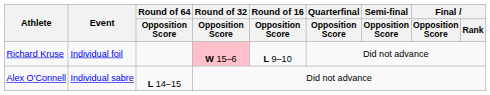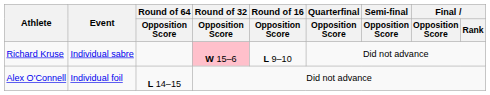(97, 54) Individual foil -> (102, 54) Individual sabre
(102, 79) Individual sabre -> (97, 79) Individual foil
